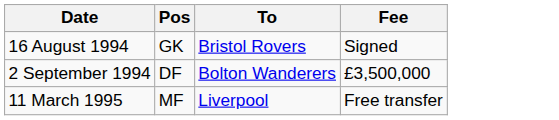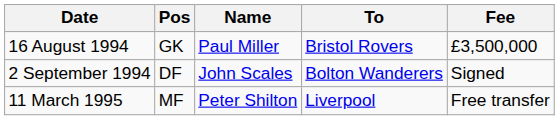+ column: (248, 18)
(371, 45) Signed -> (494, 45) £3,500,000
(387, 73) £3,500,000 -> (478, 73) Signed
